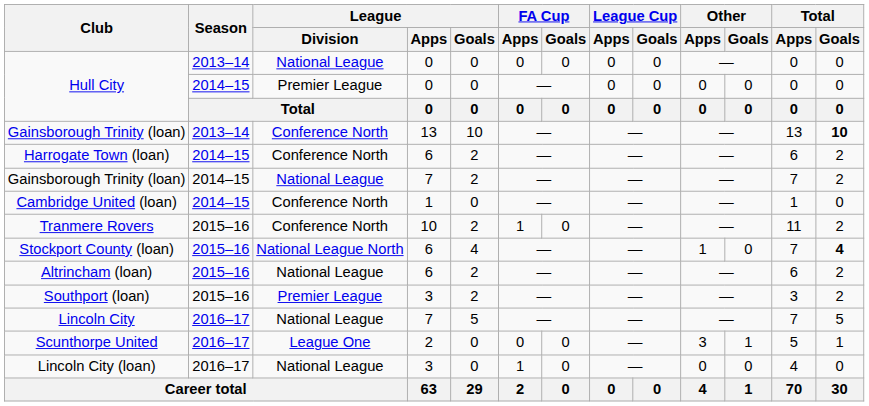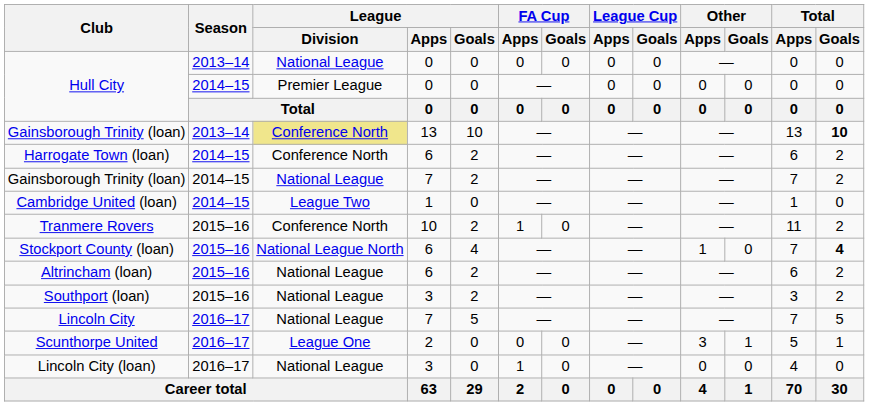(330, 132) no background -> (330, 132) khaki background
(330, 202) Conference North -> (330, 202) League Two
(330, 296) Premier League -> (330, 296) National League
